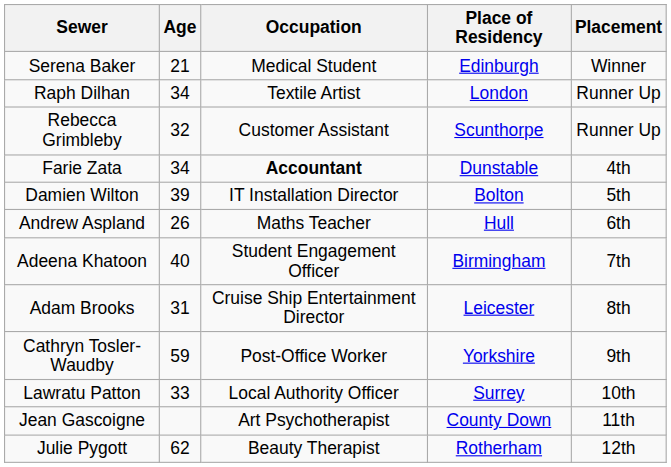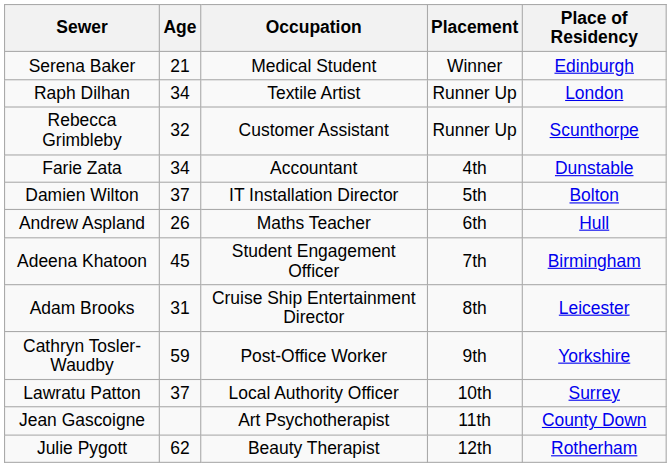columns swapped: (499, 28) <-> (619, 28)
(314, 168) bold -> (314, 168) normal
(180, 195) 39 -> (180, 195) 37
(180, 260) 40 -> (180, 260) 45
(180, 393) 33 -> (180, 393) 37
